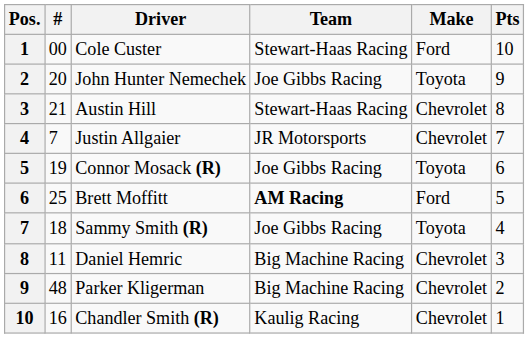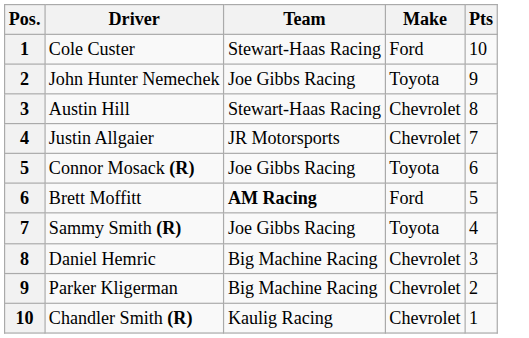- column: (58, 19)
